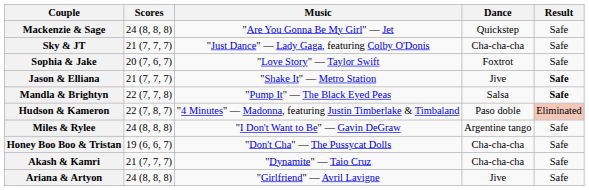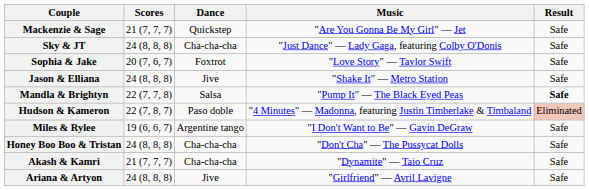columns swapped: (498, 12) <-> (318, 12)
(149, 29) 24 (8, 8, 8) -> (149, 29) 21 (7, 7, 7)
(149, 45) 21 (7, 7, 7) -> (149, 45) 24 (8, 8, 8)
(149, 78) 21 (7, 7, 7) -> (149, 78) 24 (8, 8, 8)
(559, 78) bold -> (559, 78) normal
(149, 128) 24 (8, 8, 8) -> (149, 128) 19 (6, 6, 7)
(149, 144) 19 (6, 6, 7) -> (149, 144) 24 (8, 8, 8)
